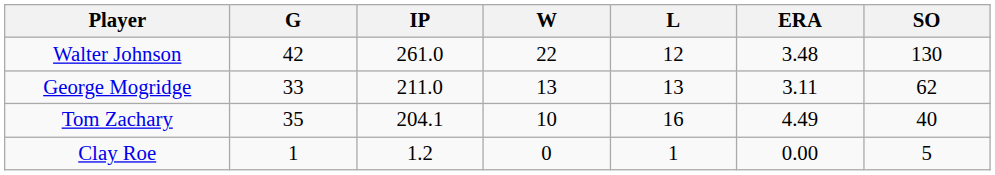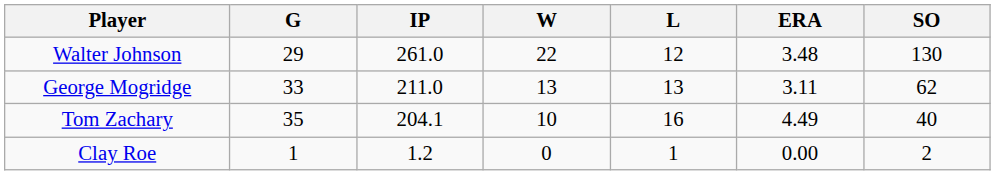(293, 53) 42 -> (293, 53) 29
(927, 152) 5 -> (927, 152) 2
